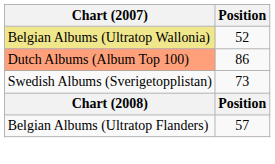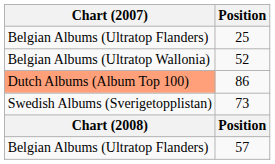+ row: (242, 37)
(109, 37) khaki background -> (109, 59) no background
